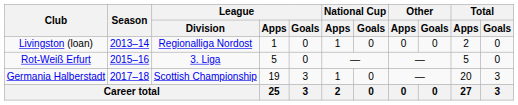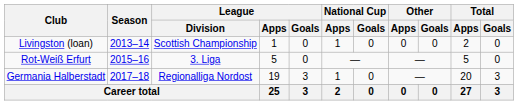(205, 44) Regionalliga Nordost -> (205, 44) Scottish Championship
(205, 76) Scottish Championship -> (205, 76) Regionalliga Nordost
